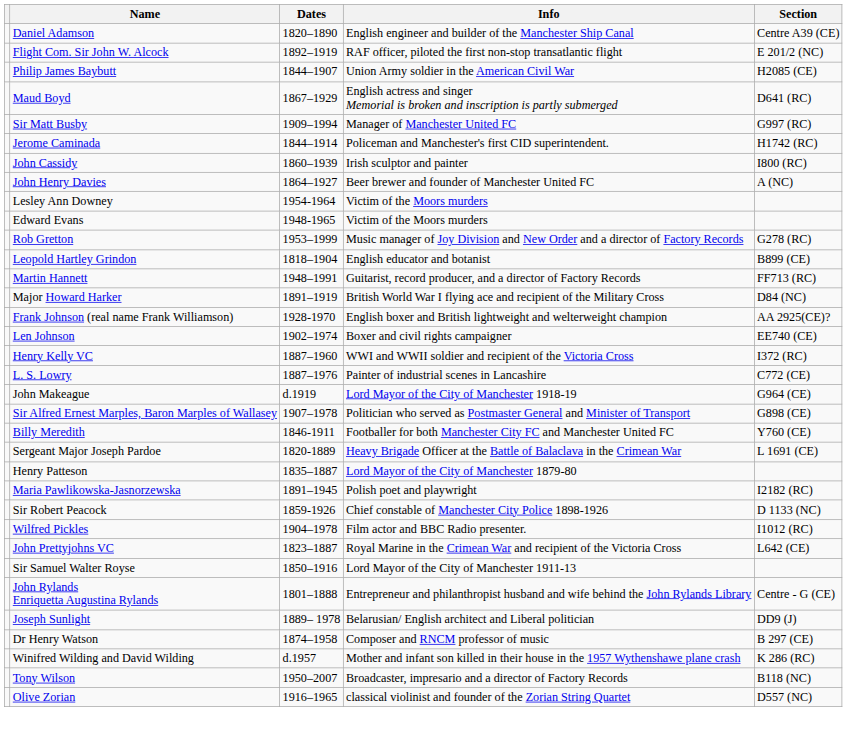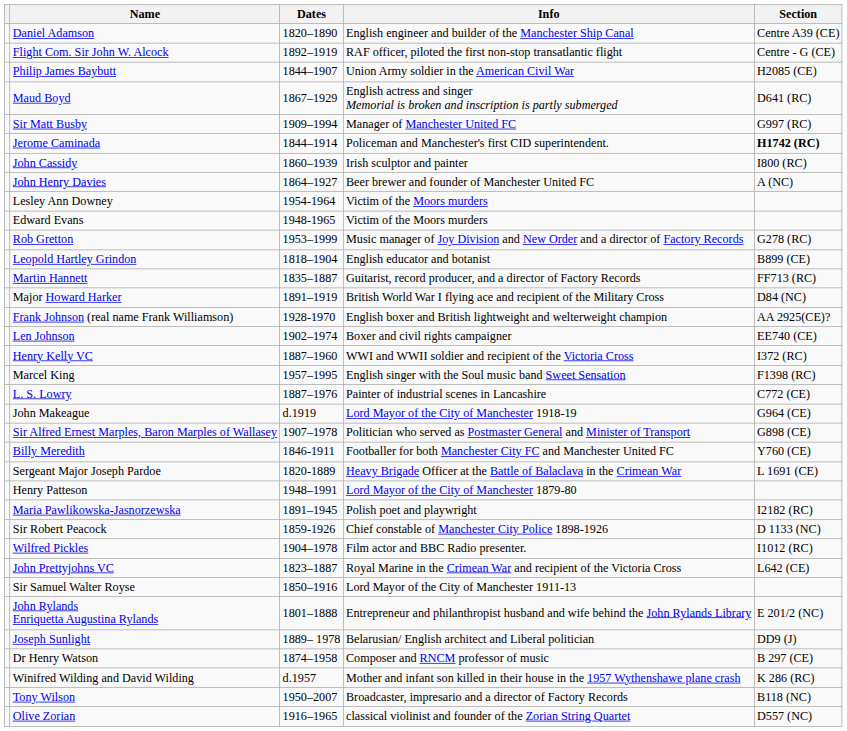(790, 52) E 201/2 (NC) -> (796, 52) Centre - G (CE)
(787, 143) normal -> (788, 143) bold
(310, 278) 1948–1991 -> (310, 278) 1835–1887
+ row: (44, 374)
(310, 471) 1835–1887 -> (310, 490) 1948–1991
(796, 593) Centre - G (CE) -> (790, 613) E 201/2 (NC)
